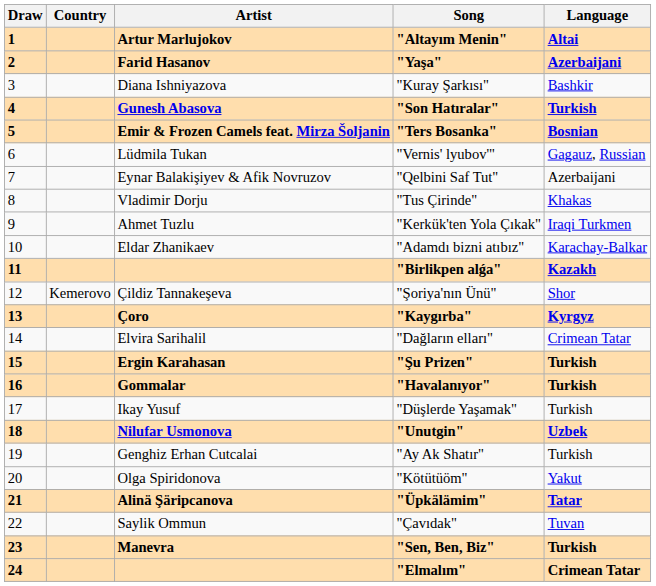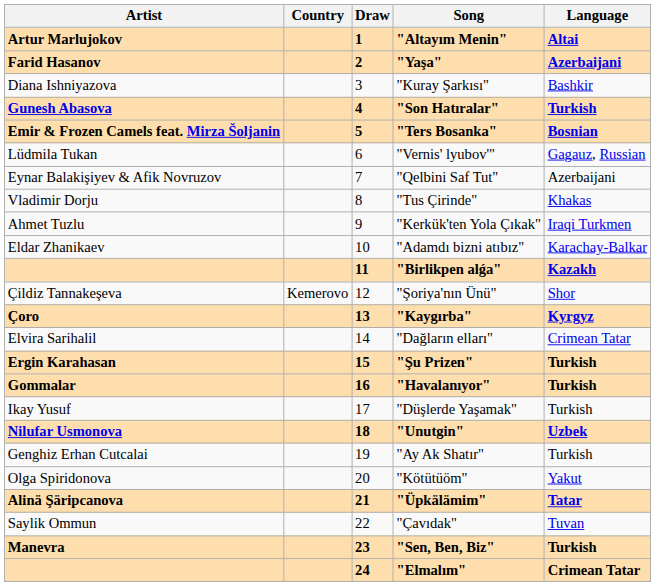columns swapped: (25, 16) <-> (254, 16)
